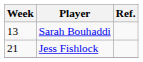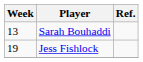(13, 48) 21 -> (13, 48) 19
